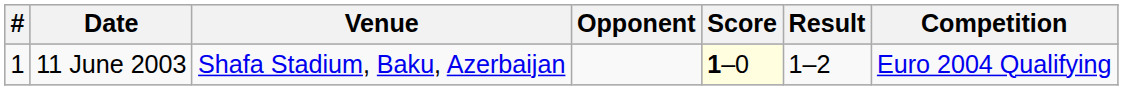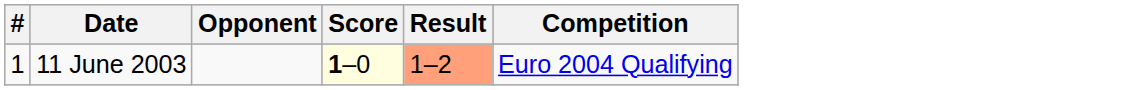- column: (382, 24)
(810, 64) no background -> (431, 64) lightsalmon background
